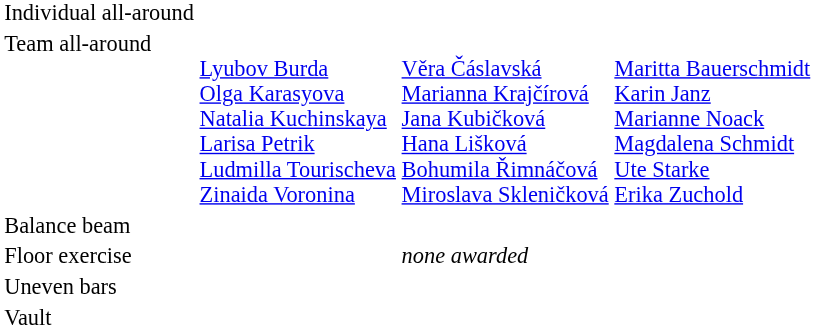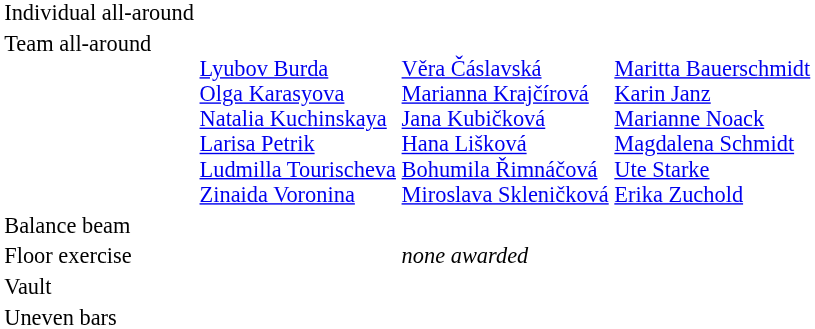rows swapped: (60, 286) <-> (28, 317)
